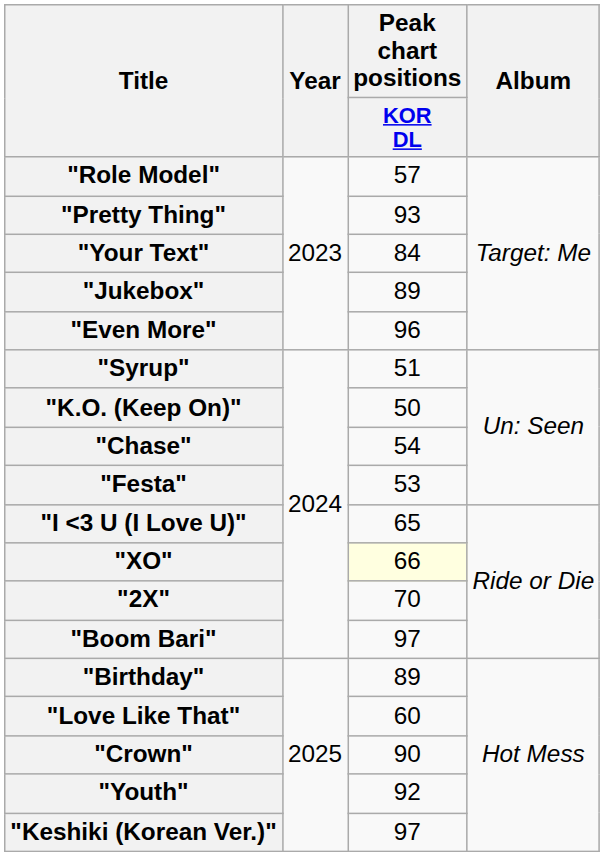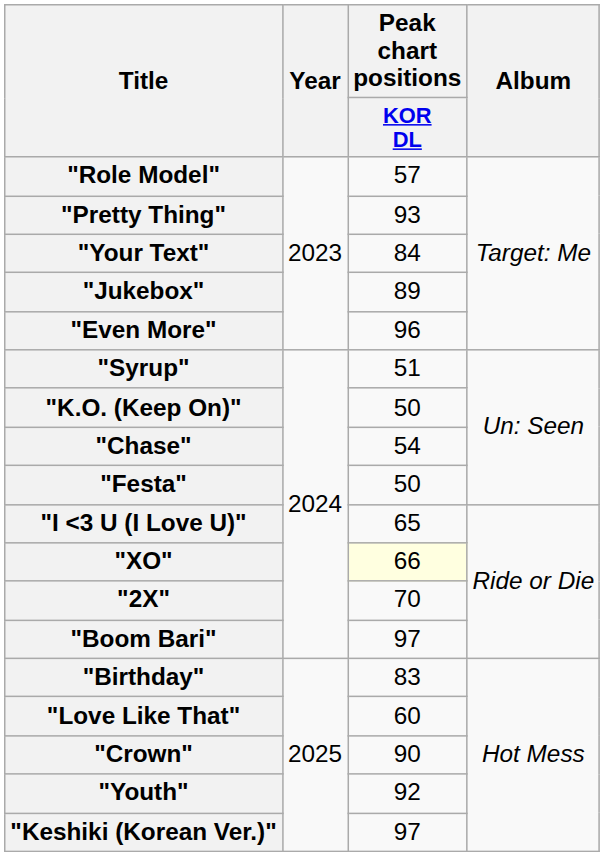(407, 484) 53 -> (407, 484) 50
(407, 677) 89 -> (407, 677) 83
